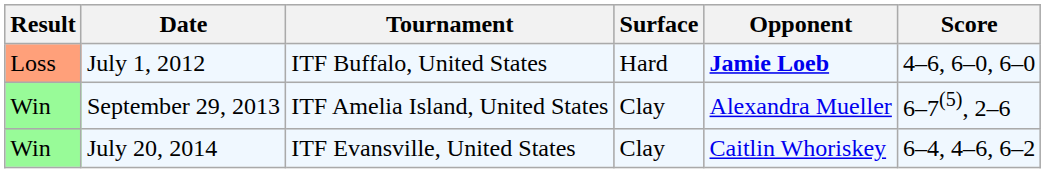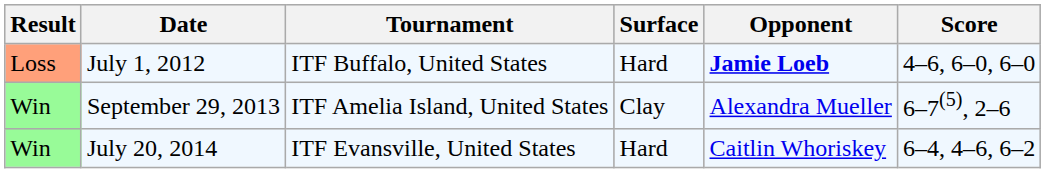(642, 147) Clay -> (644, 147) Hard
